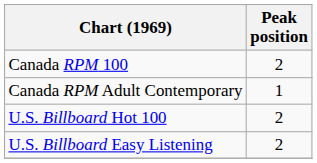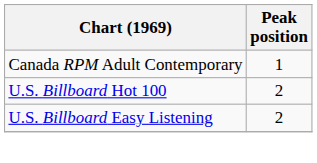- row: (68, 63)
